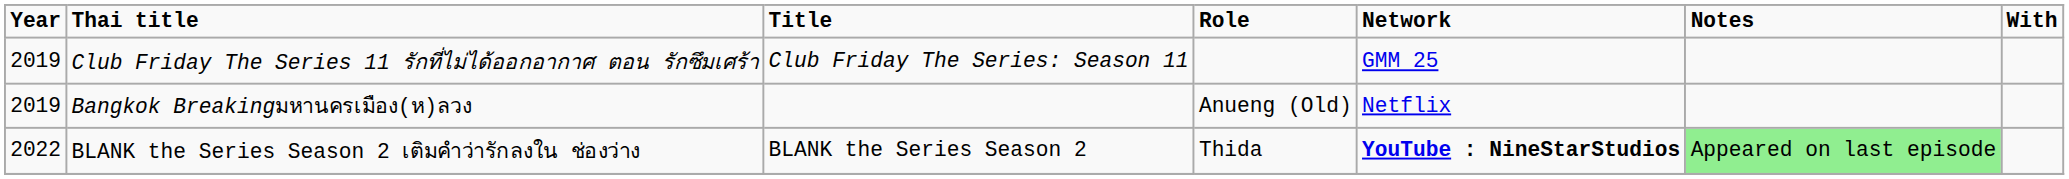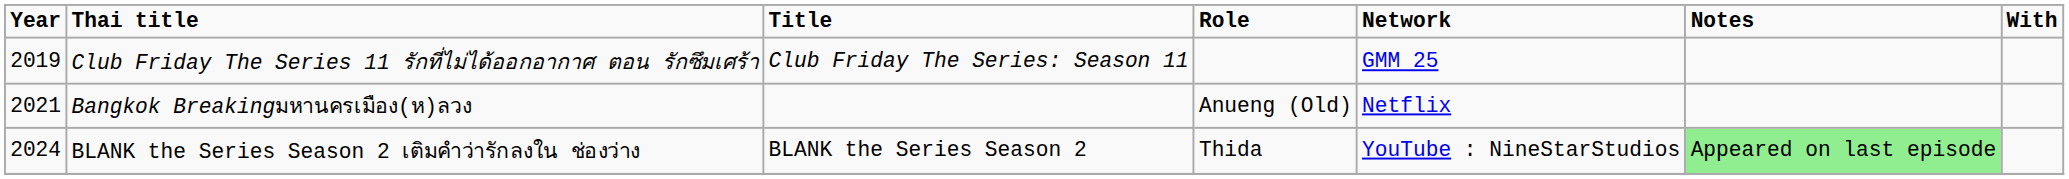(36, 106) 2019 -> (36, 106) 2021
(36, 151) 2022 -> (36, 151) 2024
(1521, 151) bold -> (1521, 151) normal
